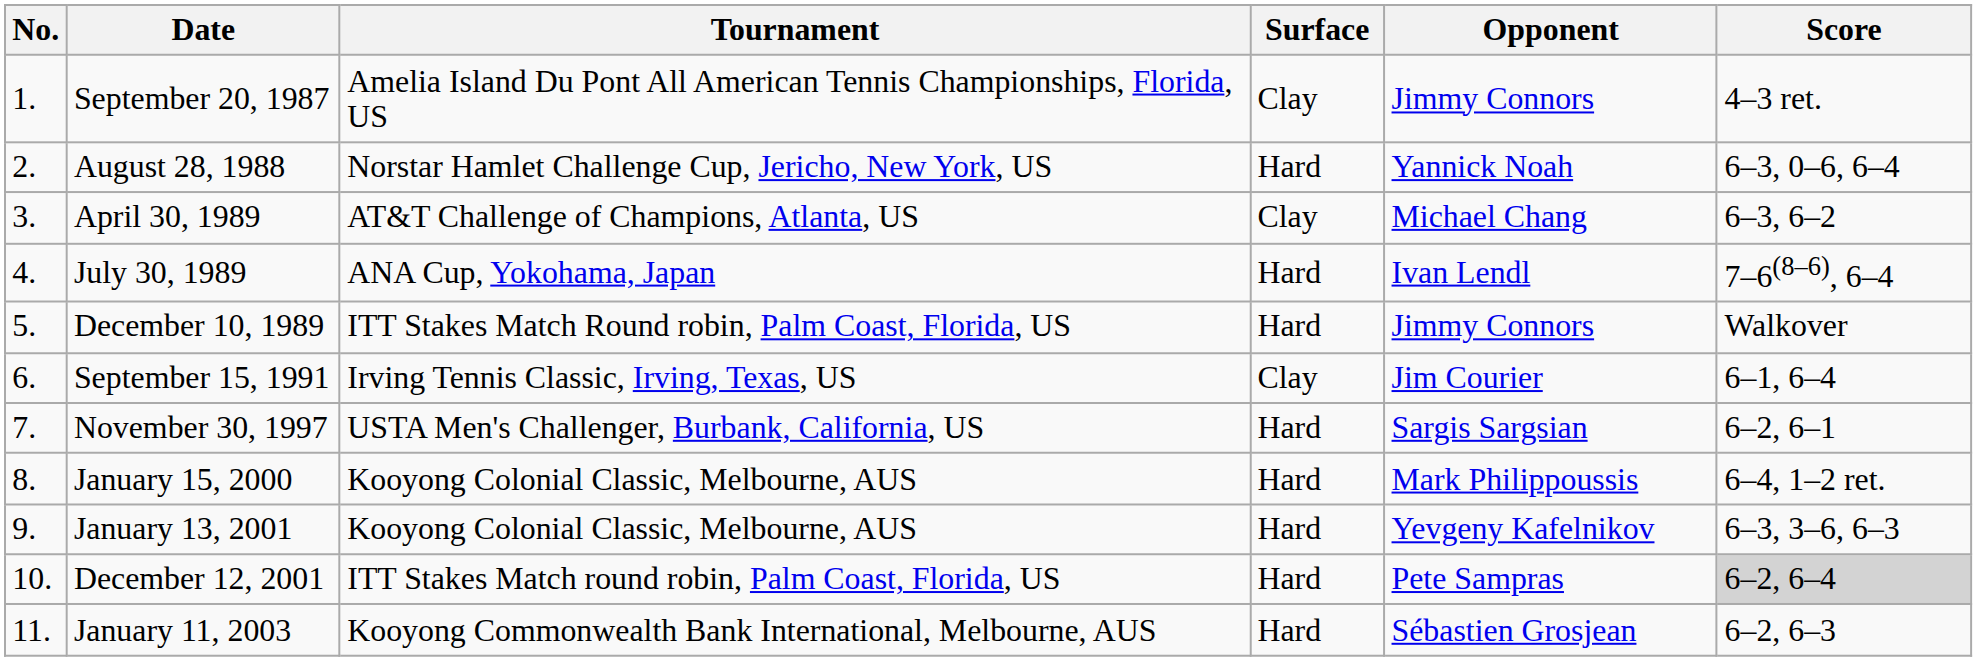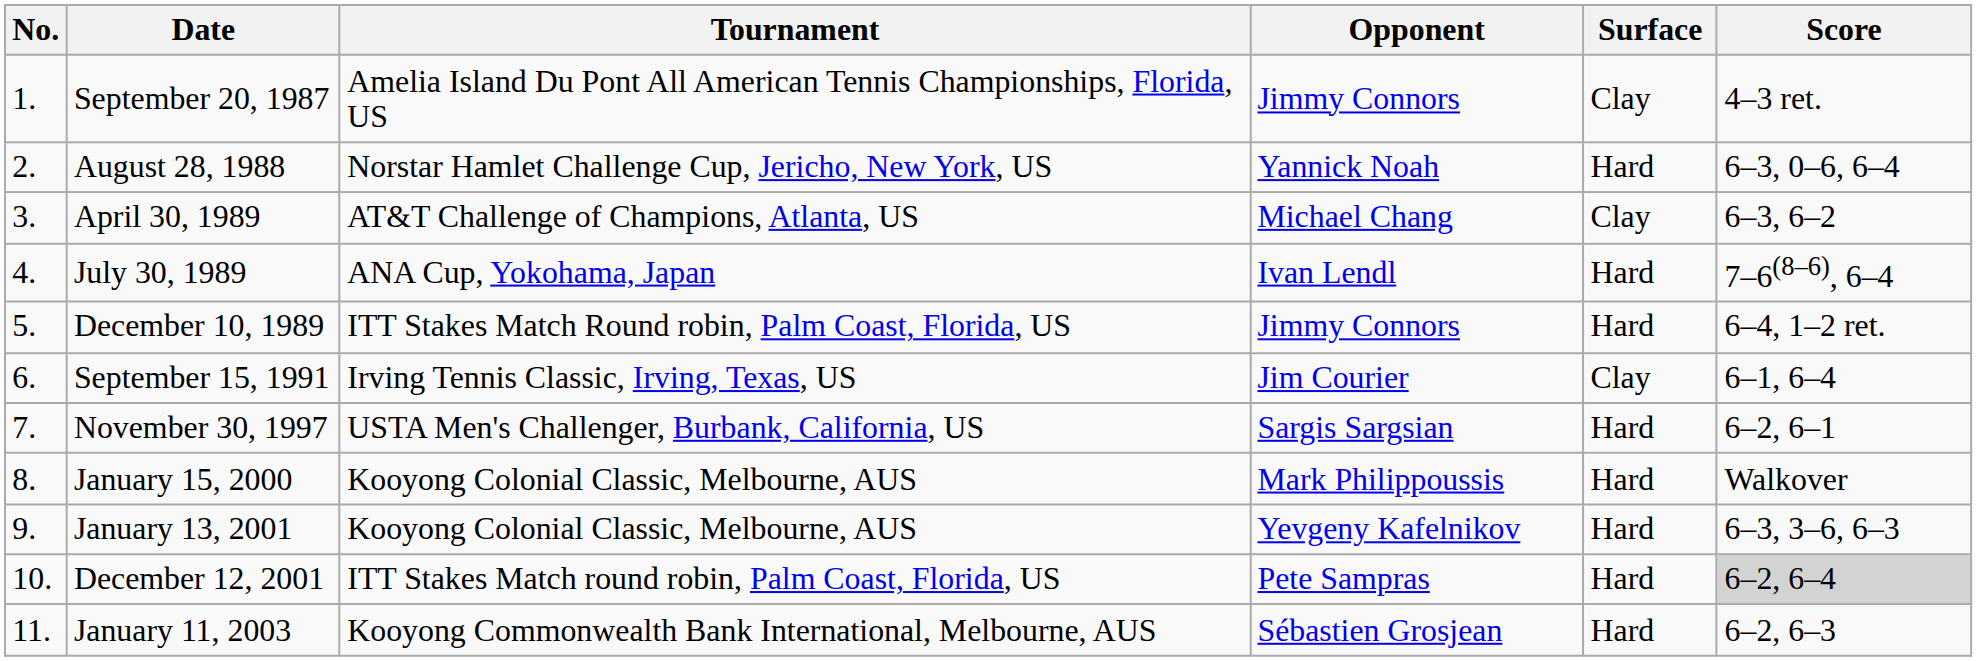columns swapped: (1317, 29) <-> (1551, 29)
(1786, 326) Walkover -> (1805, 326) 6–4, 1–2 ret.
(1805, 478) 6–4, 1–2 ret. -> (1786, 478) Walkover
